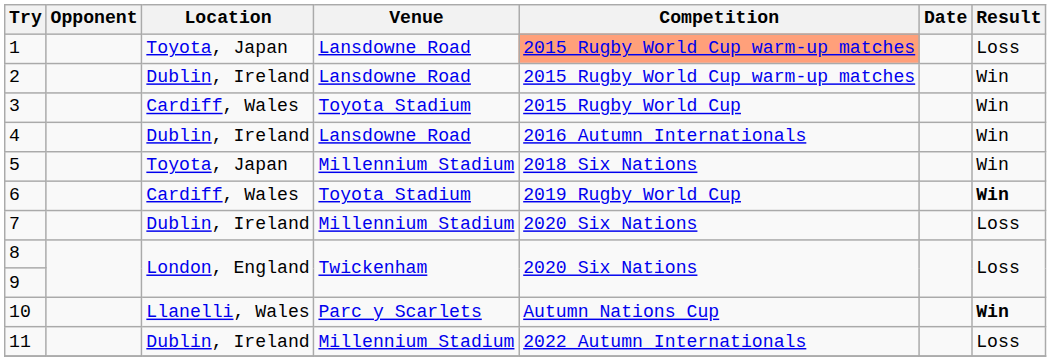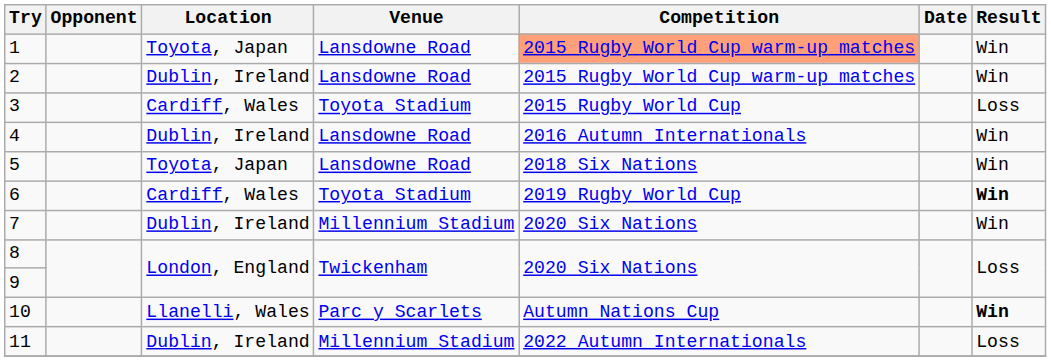(998, 49) Loss -> (993, 49) Win
(993, 108) Win -> (998, 108) Loss
(416, 166) Millennium Stadium -> (395, 166) Lansdowne Road
(998, 225) Loss -> (993, 225) Win
